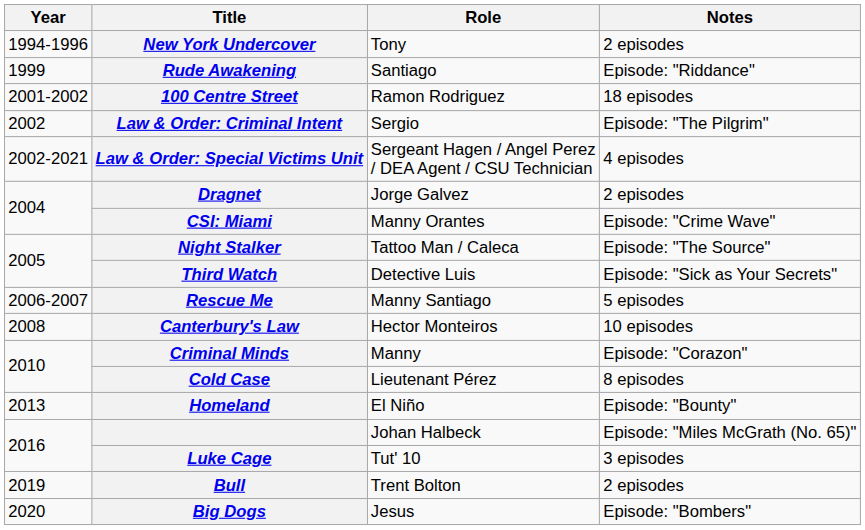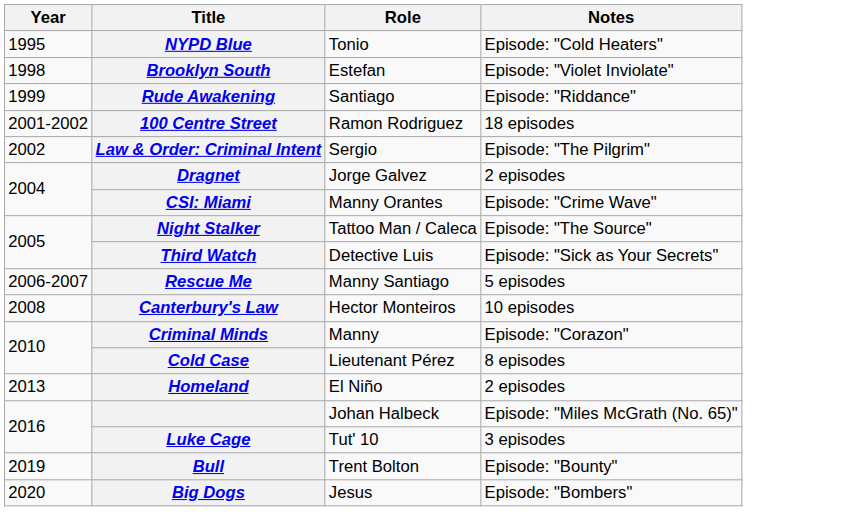- row: (229, 44)
+ row: (208, 44)
+ row: (208, 70)
- row: (229, 159)
(670, 405) Episode: "Bounty" -> (525, 387) 2 episodes
(644, 485) 2 episodes -> (551, 466) Episode: "Bounty"
